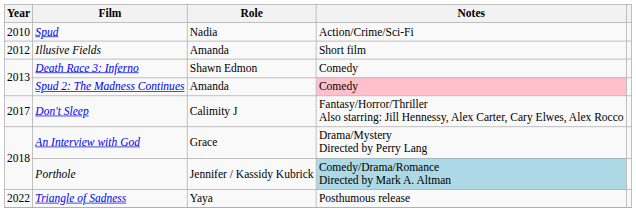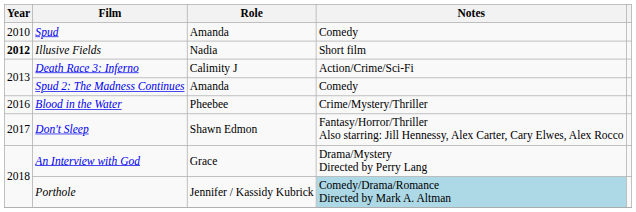(204, 31) Nadia -> (209, 31) Amanda
(366, 31) Action/Crime/Sci-Fi -> (338, 31) Comedy
(19, 50) normal -> (19, 50) bold
(209, 50) Amanda -> (204, 50) Nadia
(224, 68) Shawn Edmon -> (214, 68) Calimity J
(338, 68) Comedy -> (366, 68) Action/Crime/Sci-Fi
(338, 86) pink background -> (338, 86) no background
+ row: (79, 104)
(214, 111) Calimity J -> (224, 129) Shawn Edmon
- row: (81, 198)
